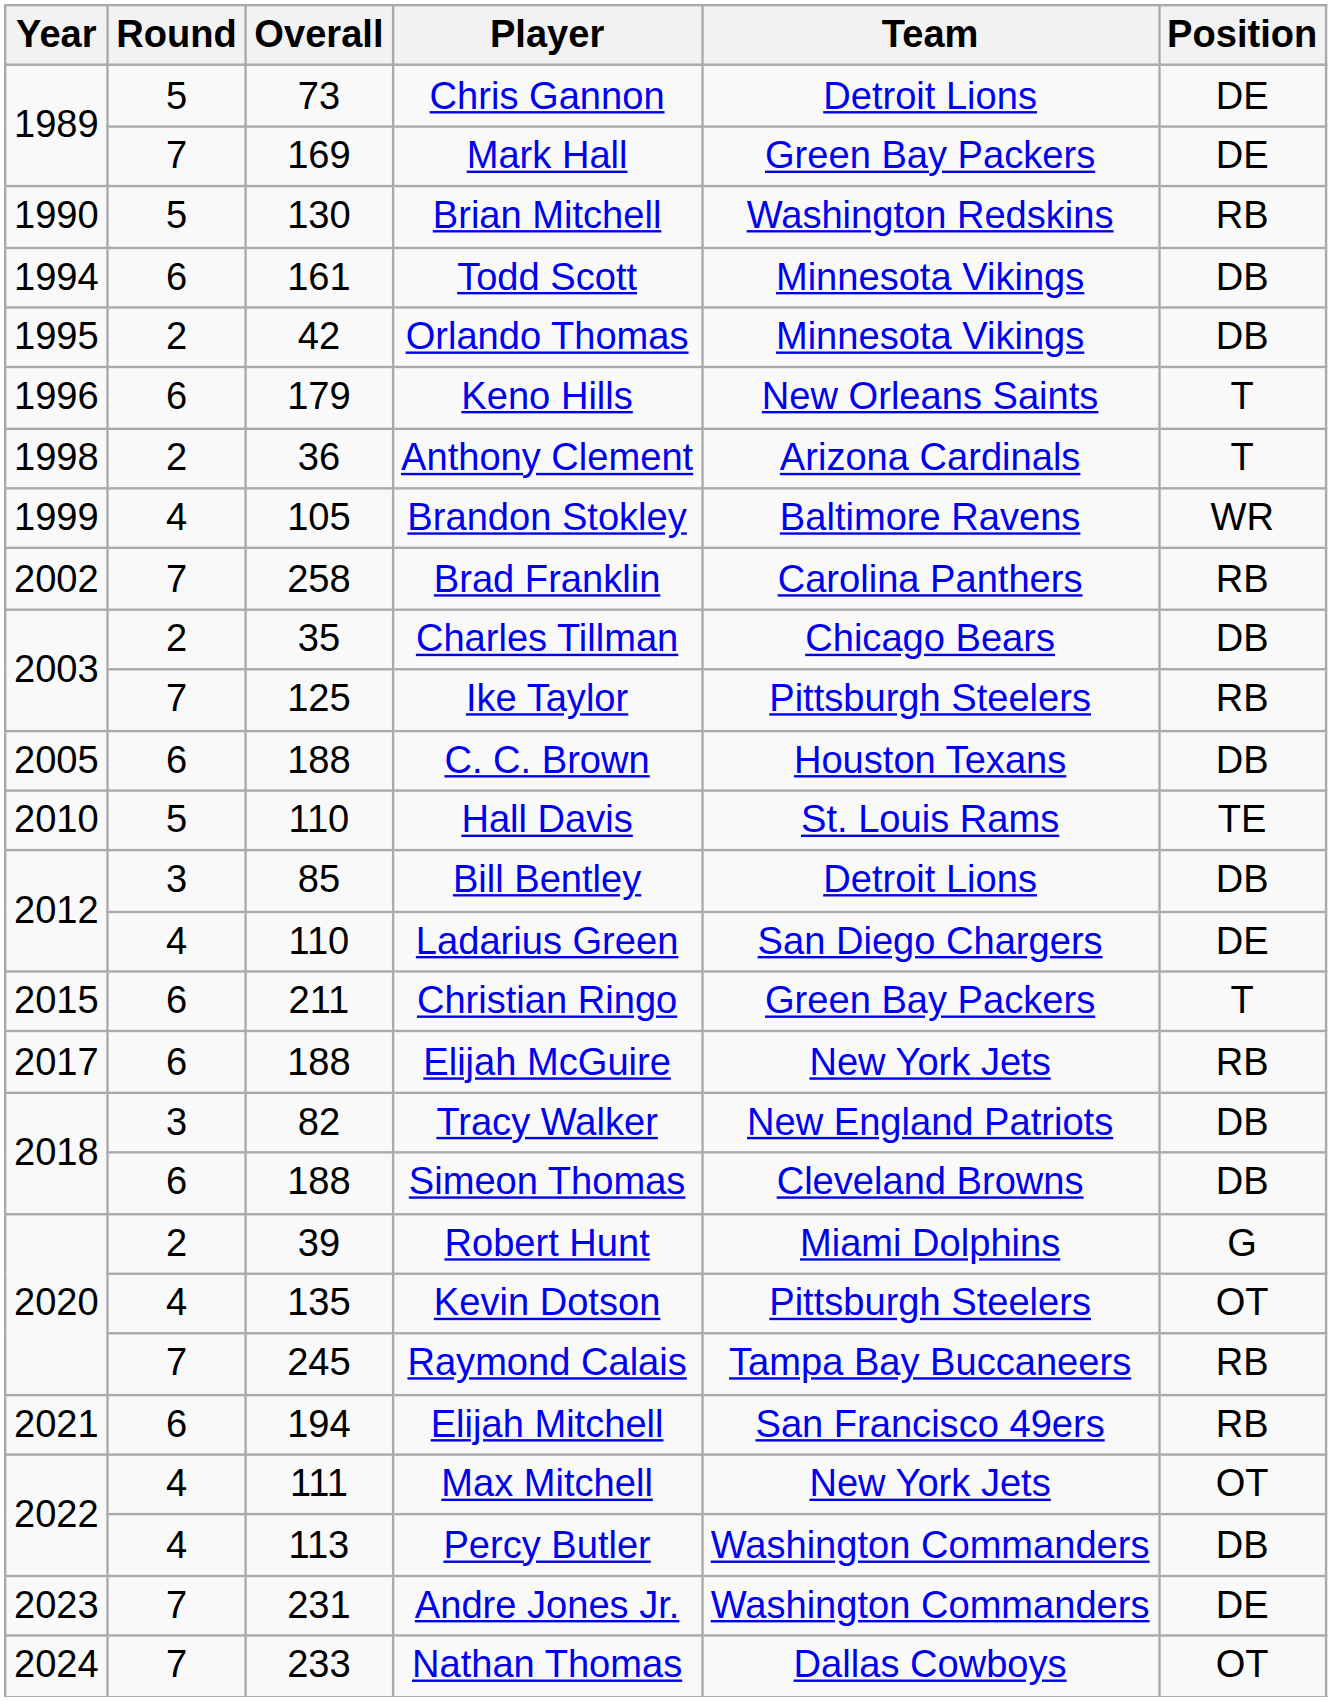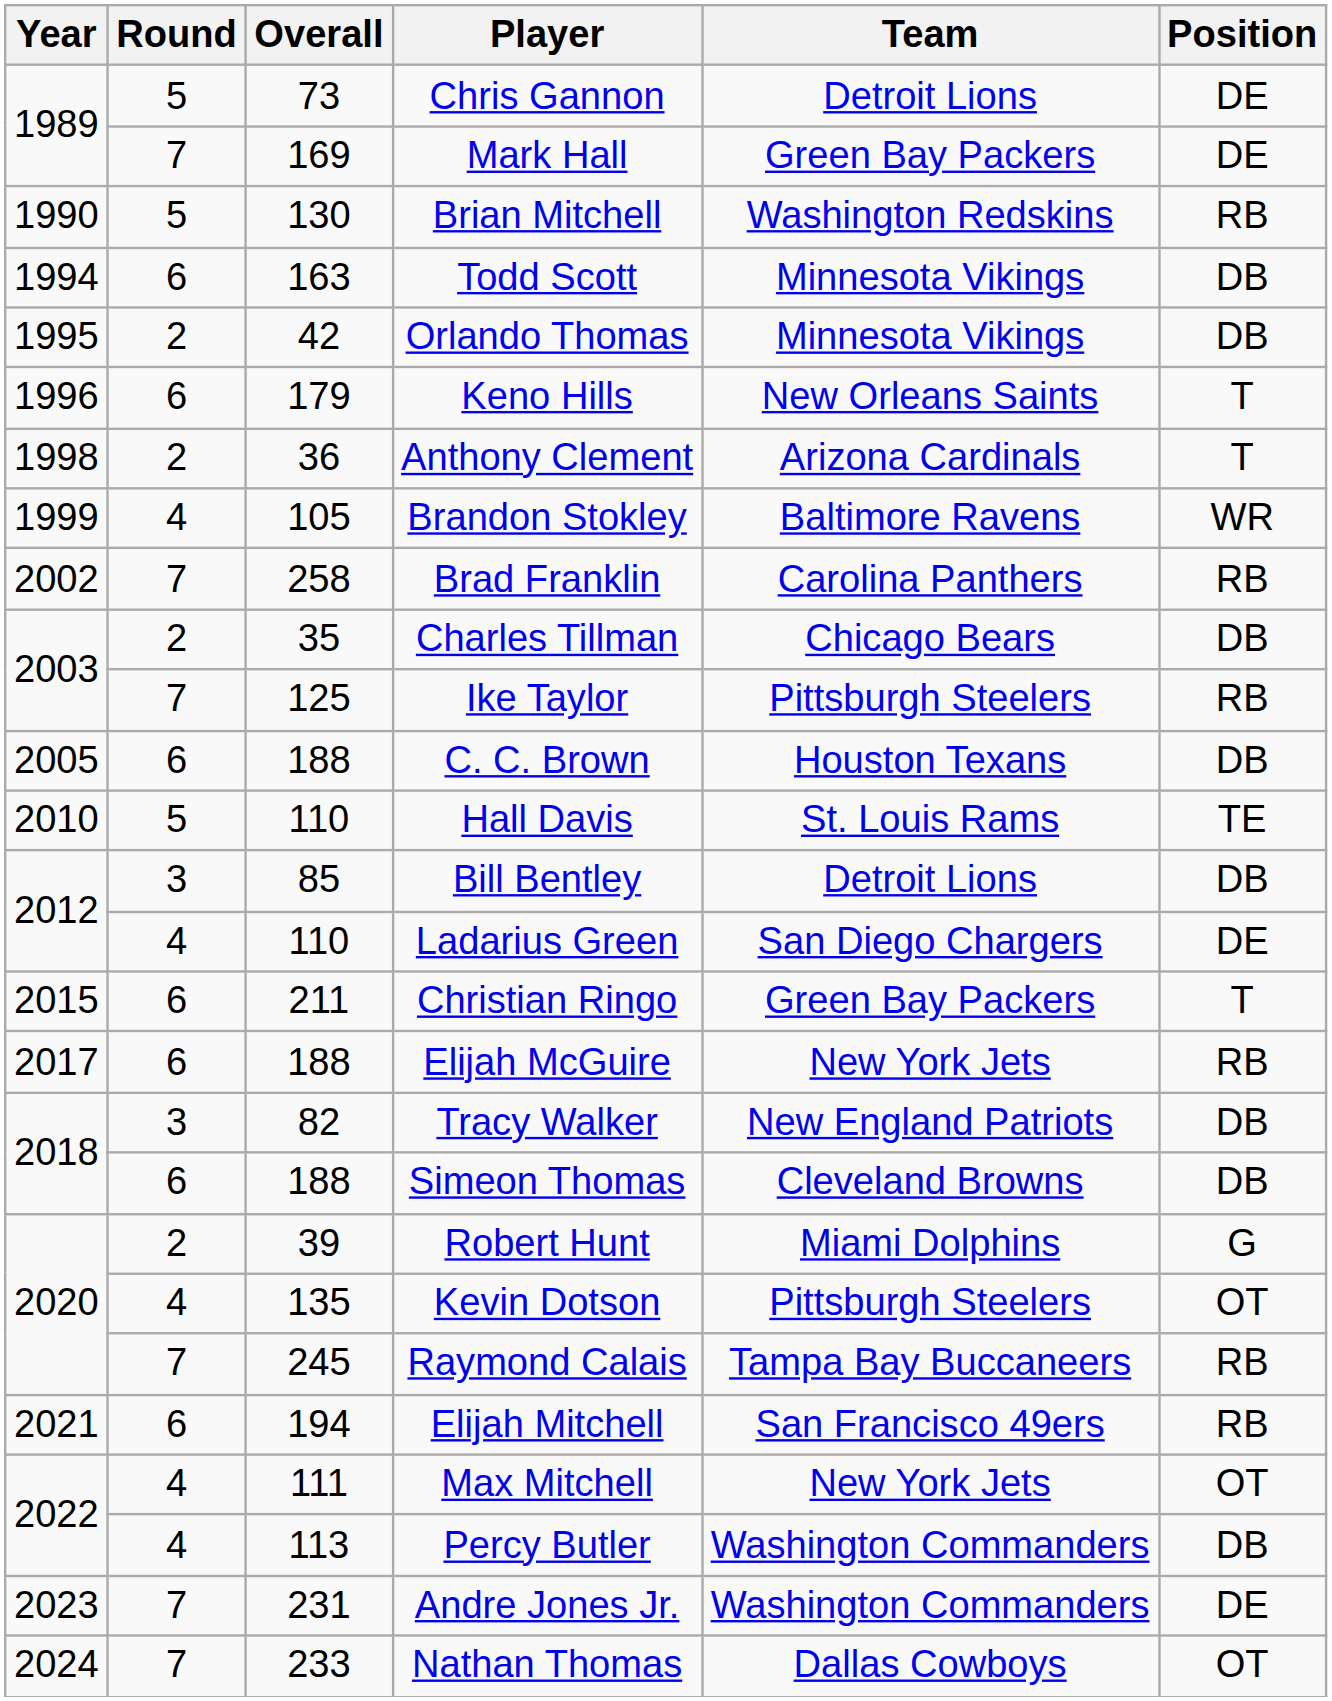(319, 276) 161 -> (319, 276) 163
